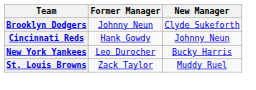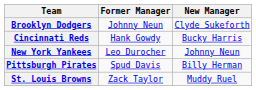(202, 38) Johnny Neun -> (212, 38) Bucky Harris
(202, 52) Bucky Harris -> (212, 52) Johnny Neun
+ row: (51, 65)
